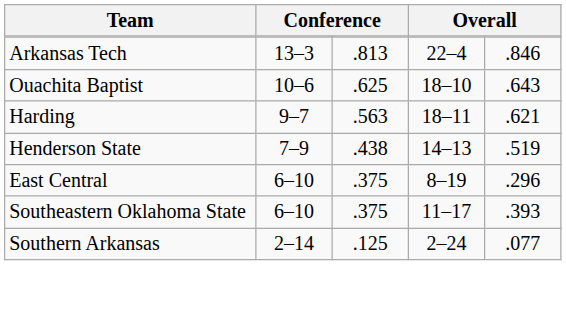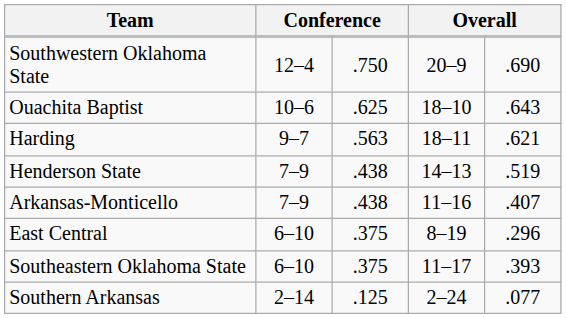- row: (68, 53)
+ row: (108, 64)
+ row: (94, 202)
